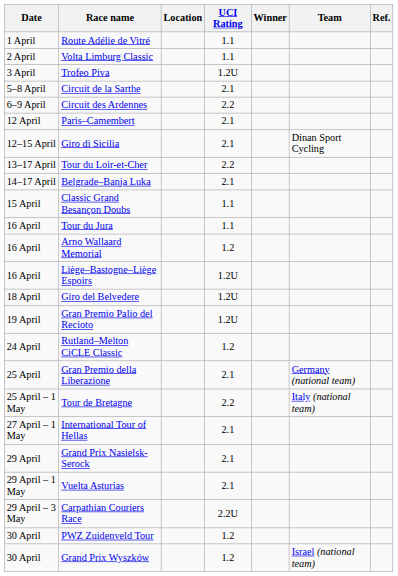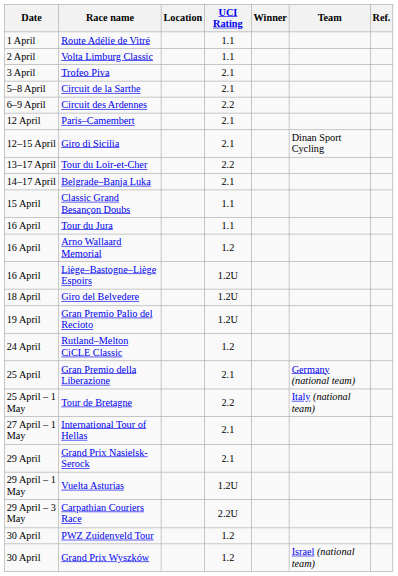(228, 72) 1.2U -> (228, 72) 2.1
(228, 486) 2.1 -> (228, 486) 1.2U
